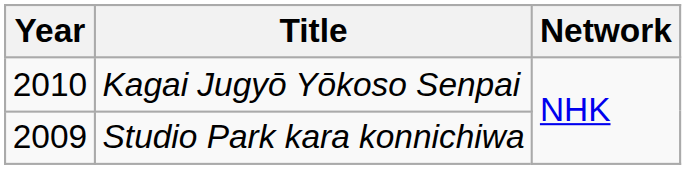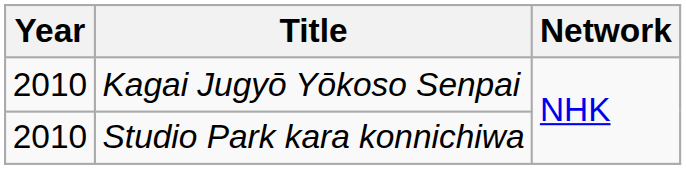(50, 137) 2009 -> (50, 137) 2010
